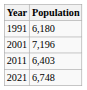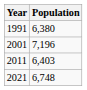(43, 28) 6,180 -> (43, 28) 6,380
